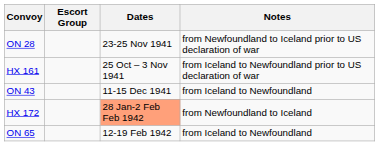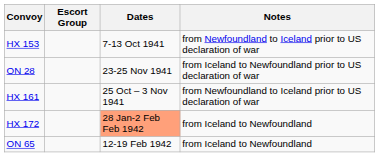+ row: (23, 44)
(272, 44) from Newfoundland to Iceland prior to US declaration of war -> (272, 70) from Iceland to Newfoundland prior to US declaration of war
(272, 70) from Iceland to Newfoundland prior to US declaration of war -> (272, 97) from Newfoundland to Iceland prior to US declaration of war
- row: (21, 91)
(247, 112) from Newfoundland to Iceland -> (247, 123) from Iceland to Newfoundland
